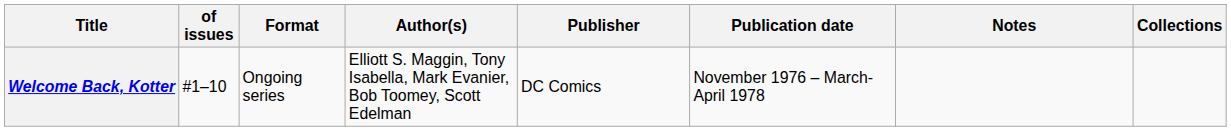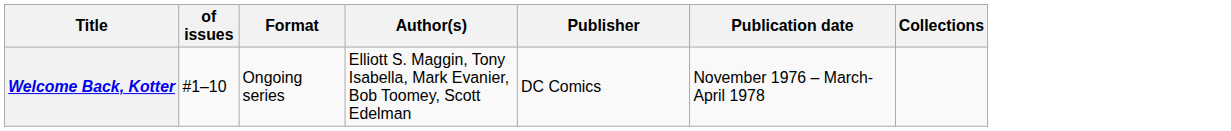- column: (1014, 25)
